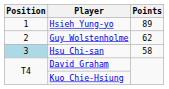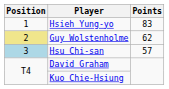(147, 24) 89 -> (147, 24) 83
(26, 38) no background -> (26, 38) khaki background
(147, 51) 58 -> (147, 51) 57
